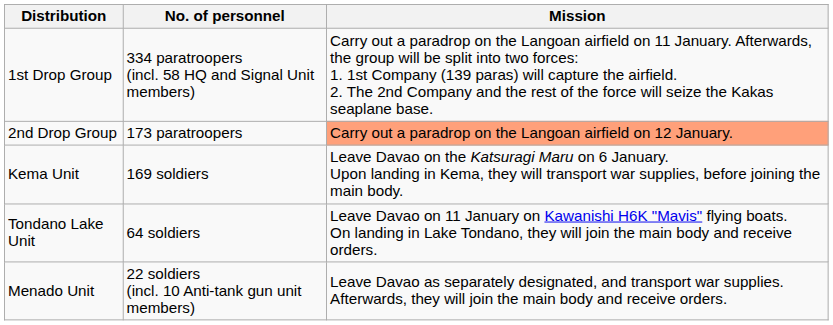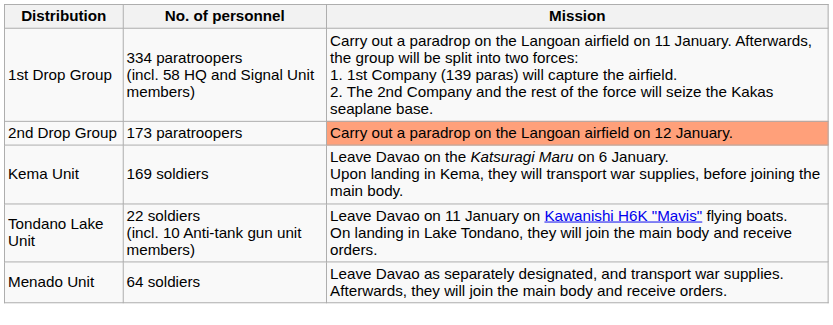(163, 232) 64 soldiers -> (214, 232) 22 soldiers (incl. 10 Anti-tank gun unit members)
(214, 290) 22 soldiers (incl. 10 Anti-tank gun unit members) -> (163, 282) 64 soldiers
